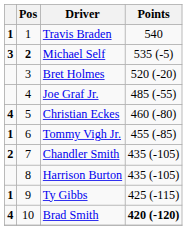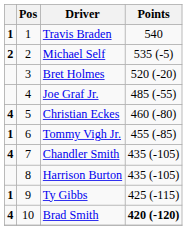(10, 54) 3 -> (10, 54) 2
(28, 54) bold -> (28, 54) normal
(10, 155) 2 -> (10, 155) 4
